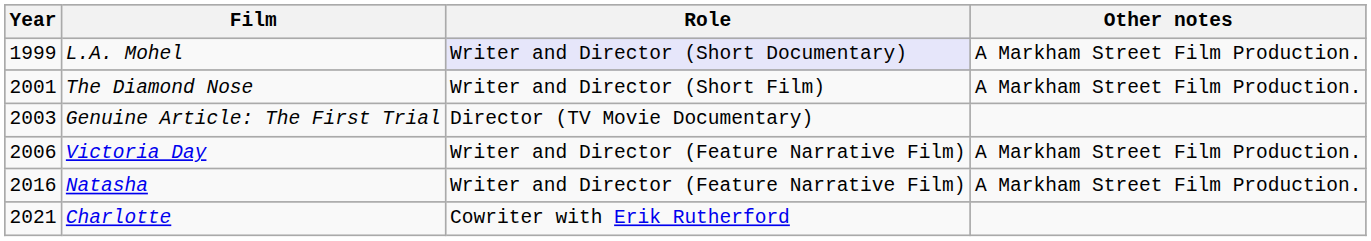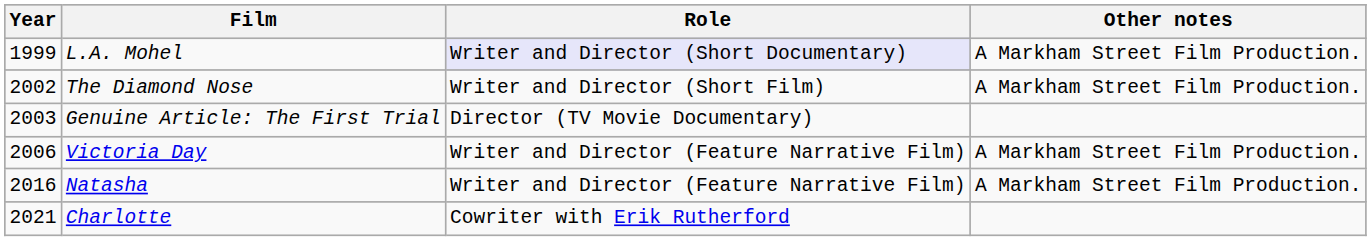(33, 87) 2001 -> (33, 87) 2002
